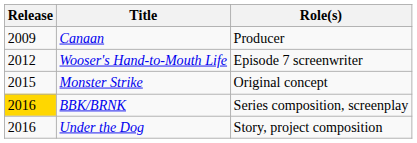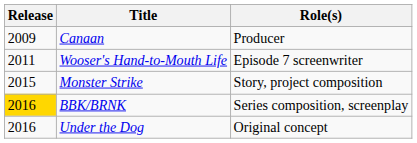(22, 60) 2012 -> (22, 60) 2011
(281, 82) Original concept -> (308, 82) Story, project composition
(308, 127) Story, project composition -> (281, 127) Original concept
